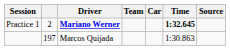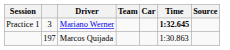(50, 24) 2 -> (50, 24) 3
(90, 24) bold -> (87, 24) normal
